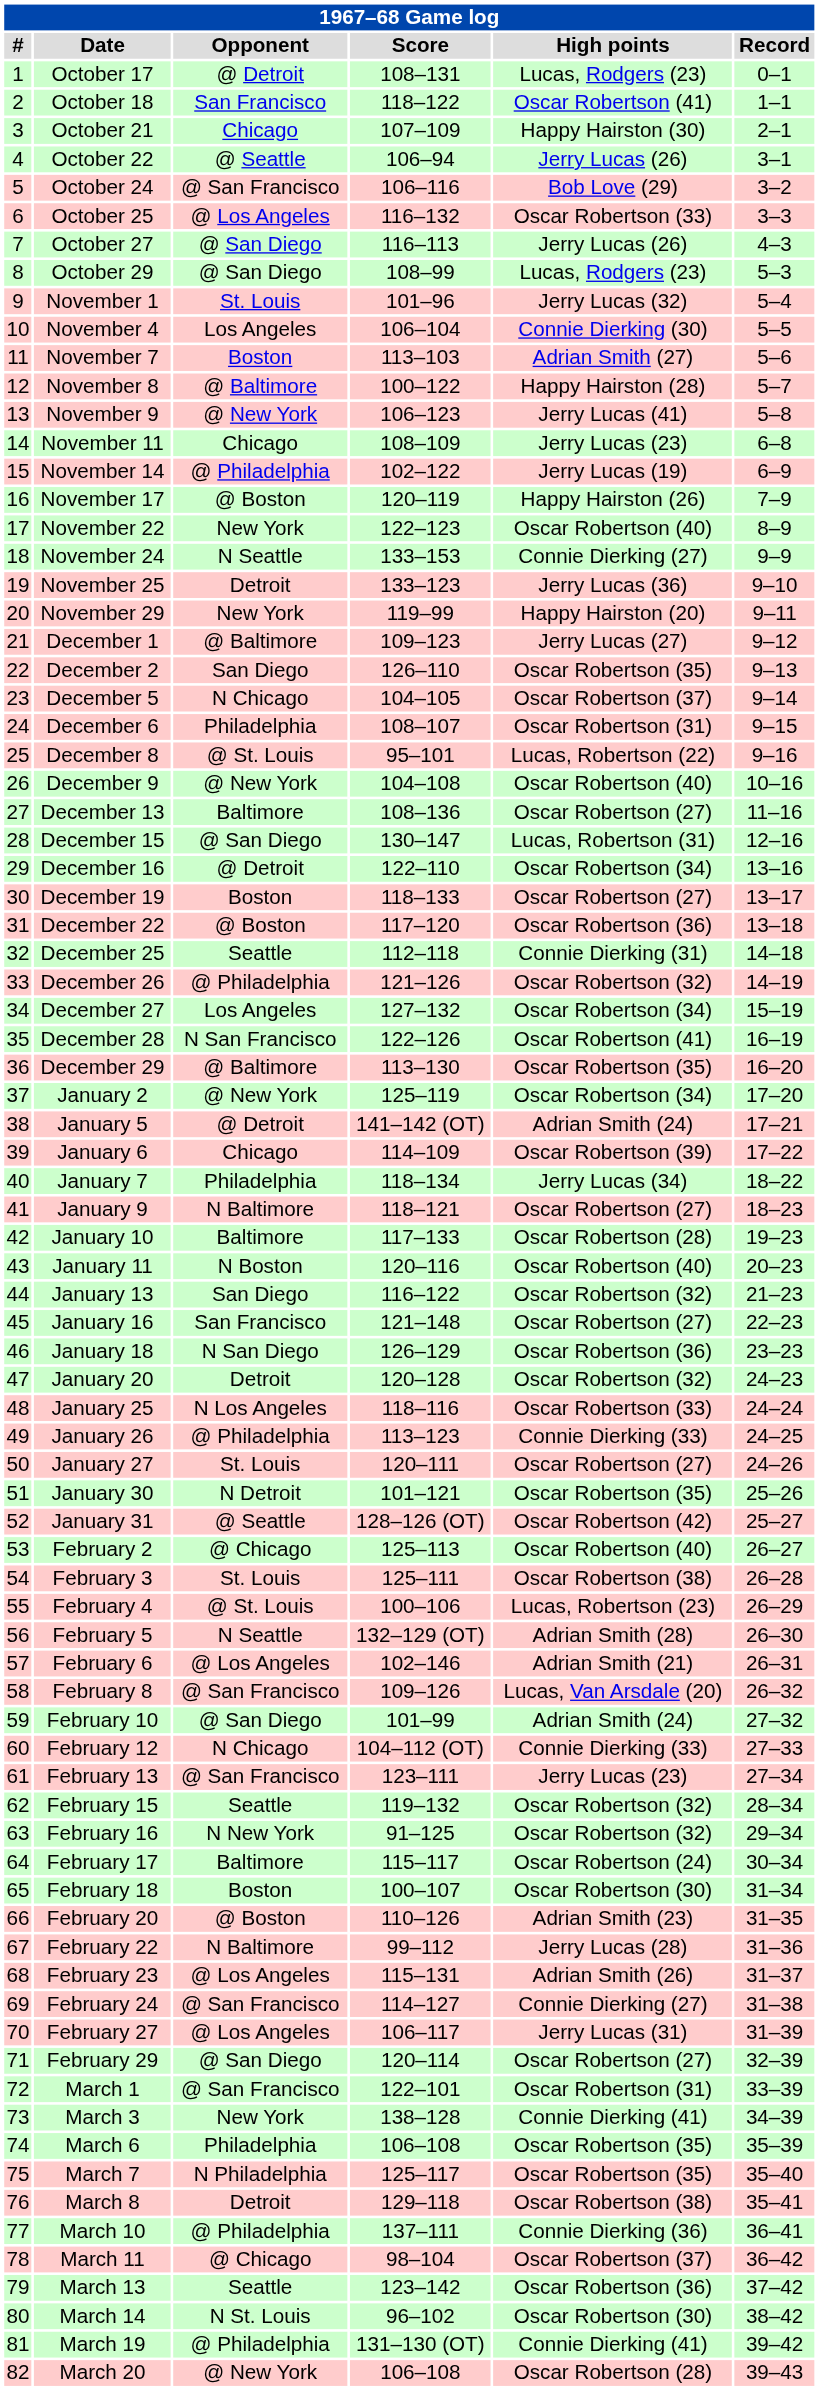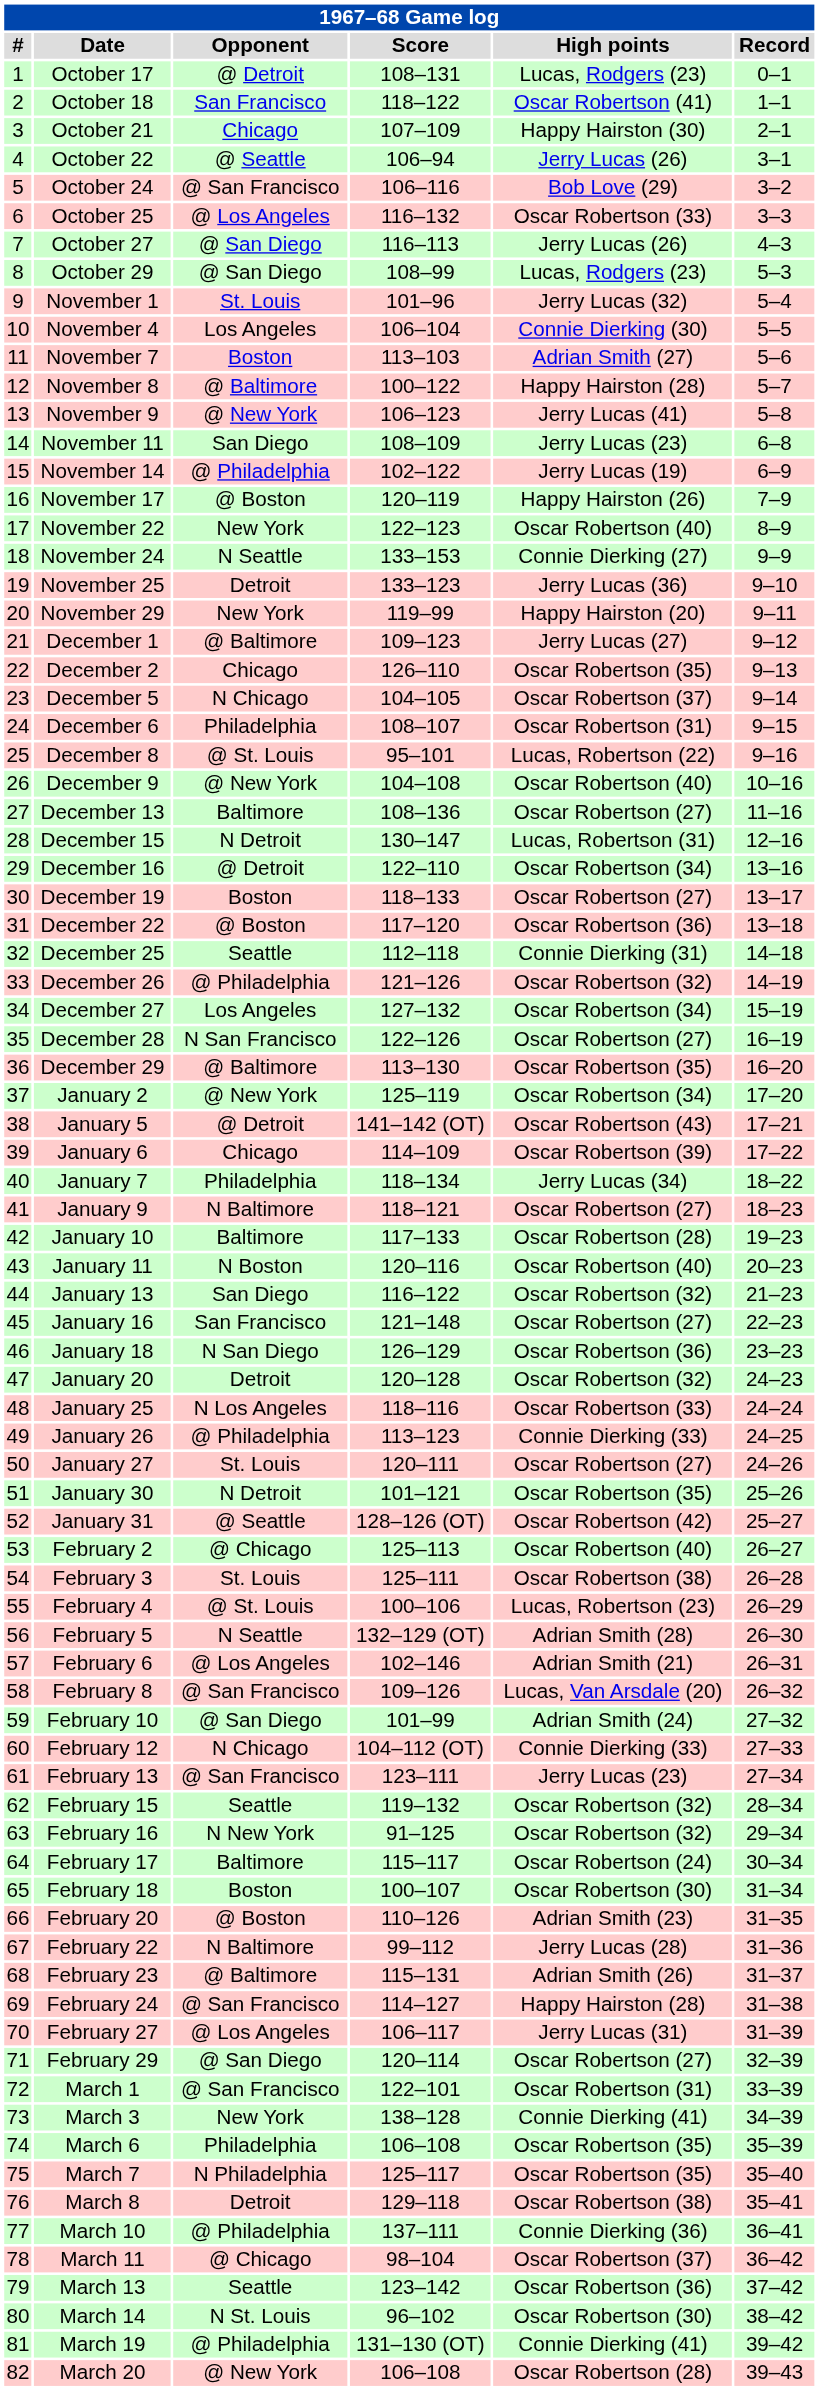(260, 443) Chicago -> (260, 443) San Diego
(260, 670) San Diego -> (260, 670) Chicago
(260, 840) @ San Diego -> (260, 840) N Detroit
(613, 1039) Oscar Robertson (41) -> (613, 1039) Oscar Robertson (27)
(613, 1124) Adrian Smith (24) -> (613, 1124) Oscar Robertson (43)
(260, 1975) @ Los Angeles -> (260, 1975) @ Baltimore
(613, 2003) Connie Dierking (27) -> (613, 2003) Happy Hairston (28)
